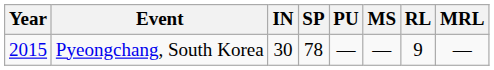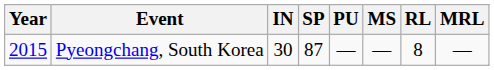(313, 49) 78 -> (313, 49) 87
(418, 49) 9 -> (418, 49) 8
